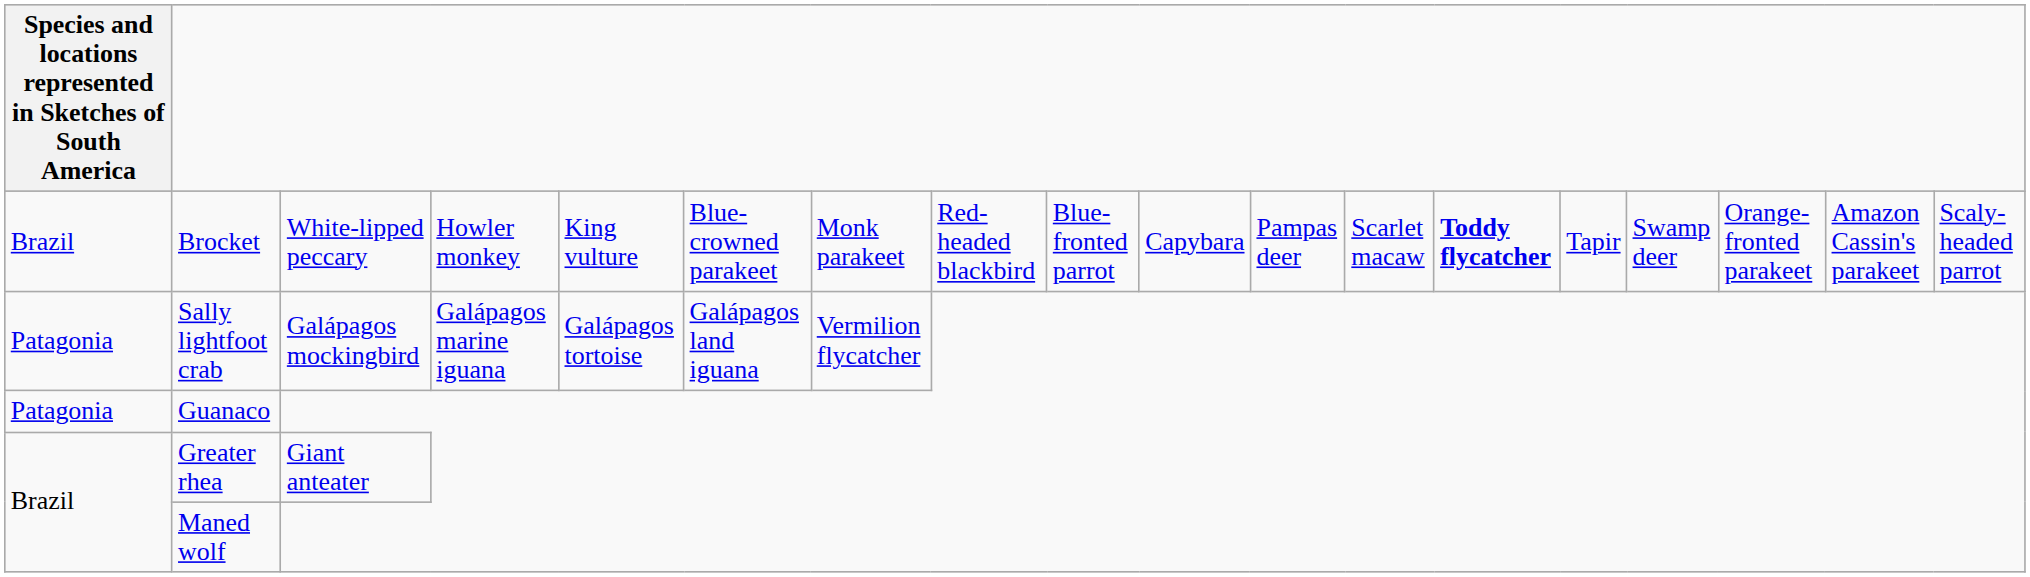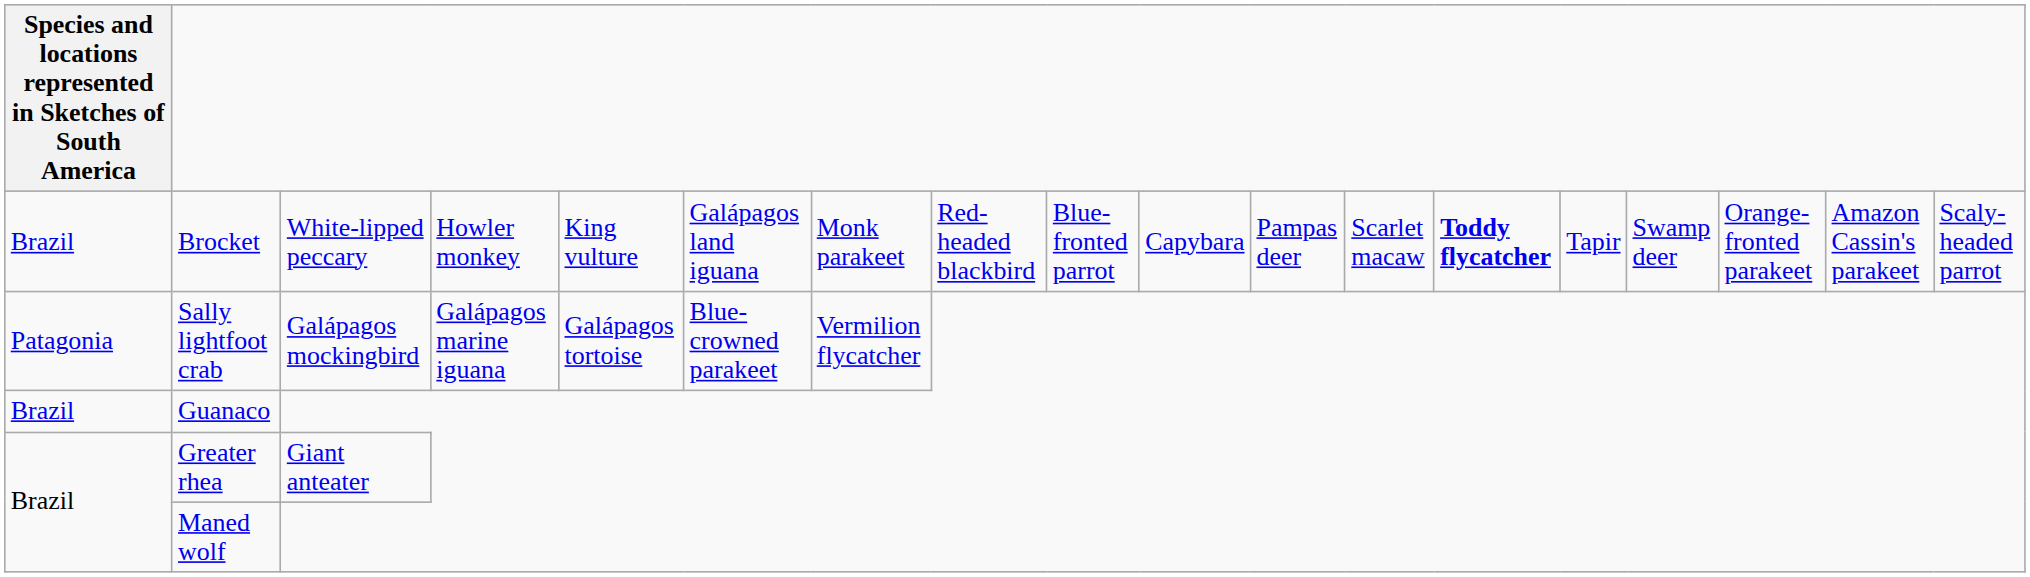(734, 241) Blue-crowned parakeet -> (744, 241) Galápagos land iguana
(744, 340) Galápagos land iguana -> (734, 340) Blue-crowned parakeet
(62, 410) Patagonia -> (42, 410) Brazil
